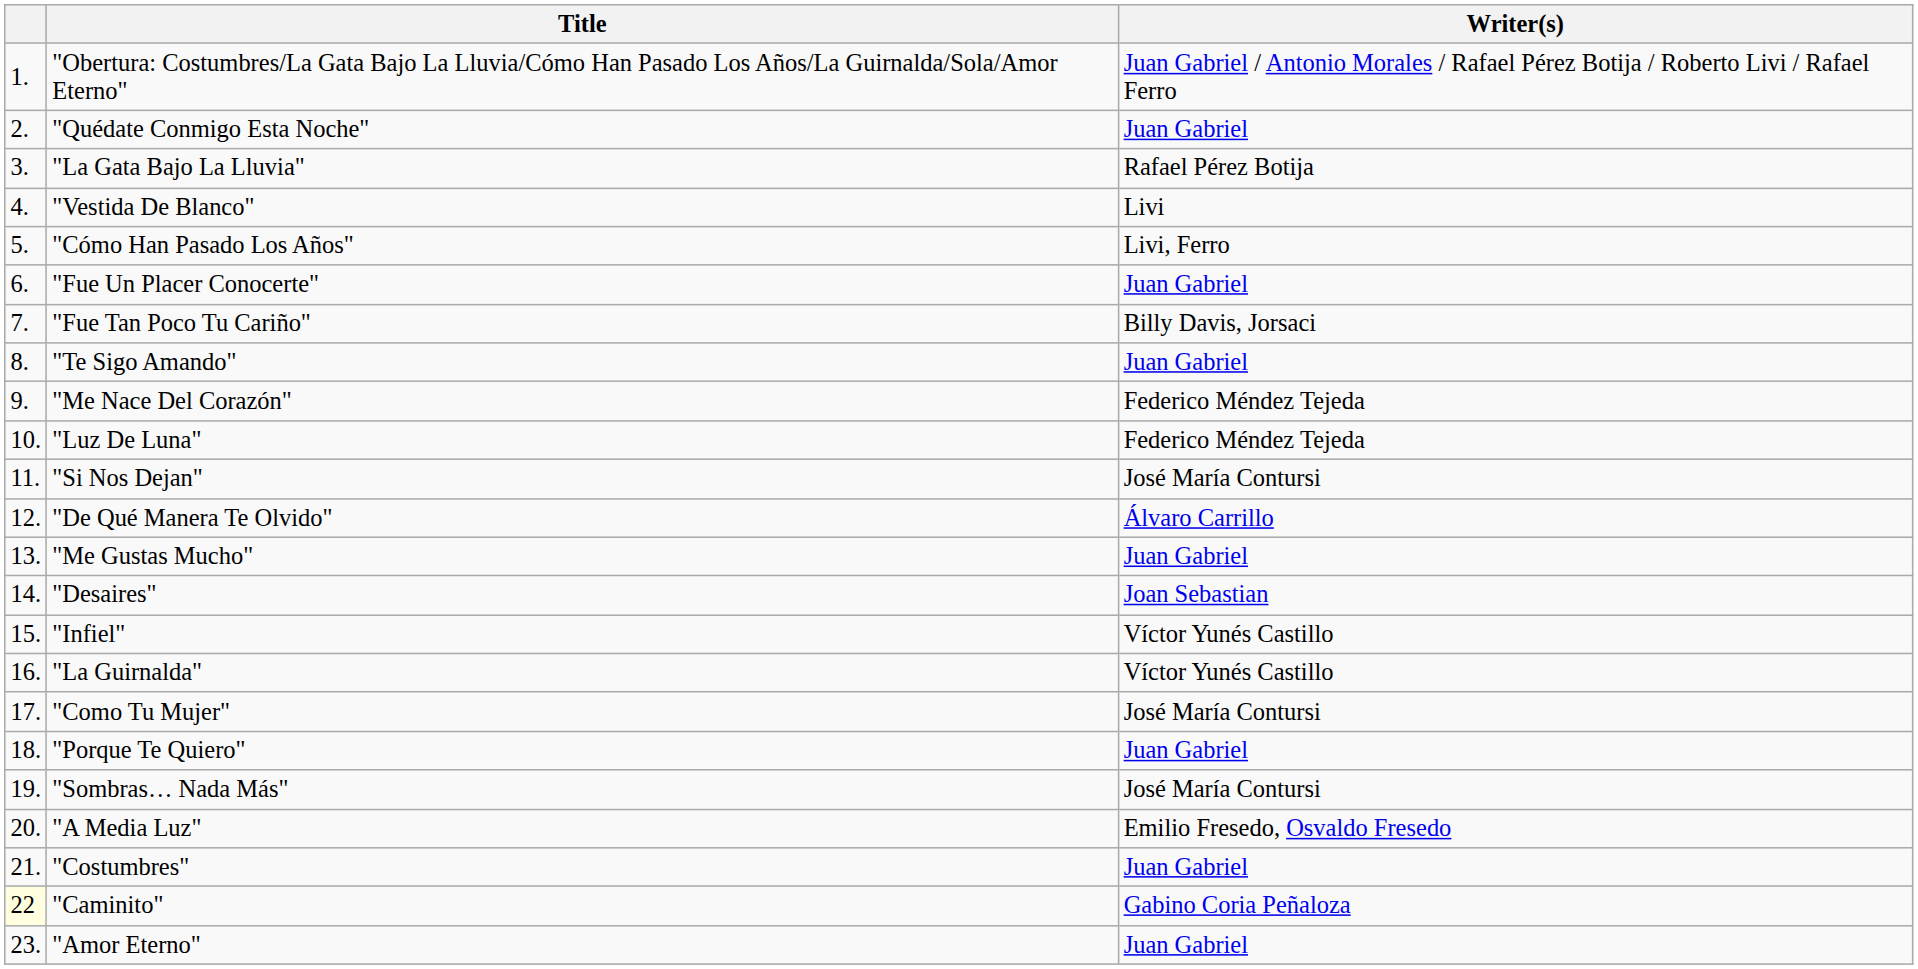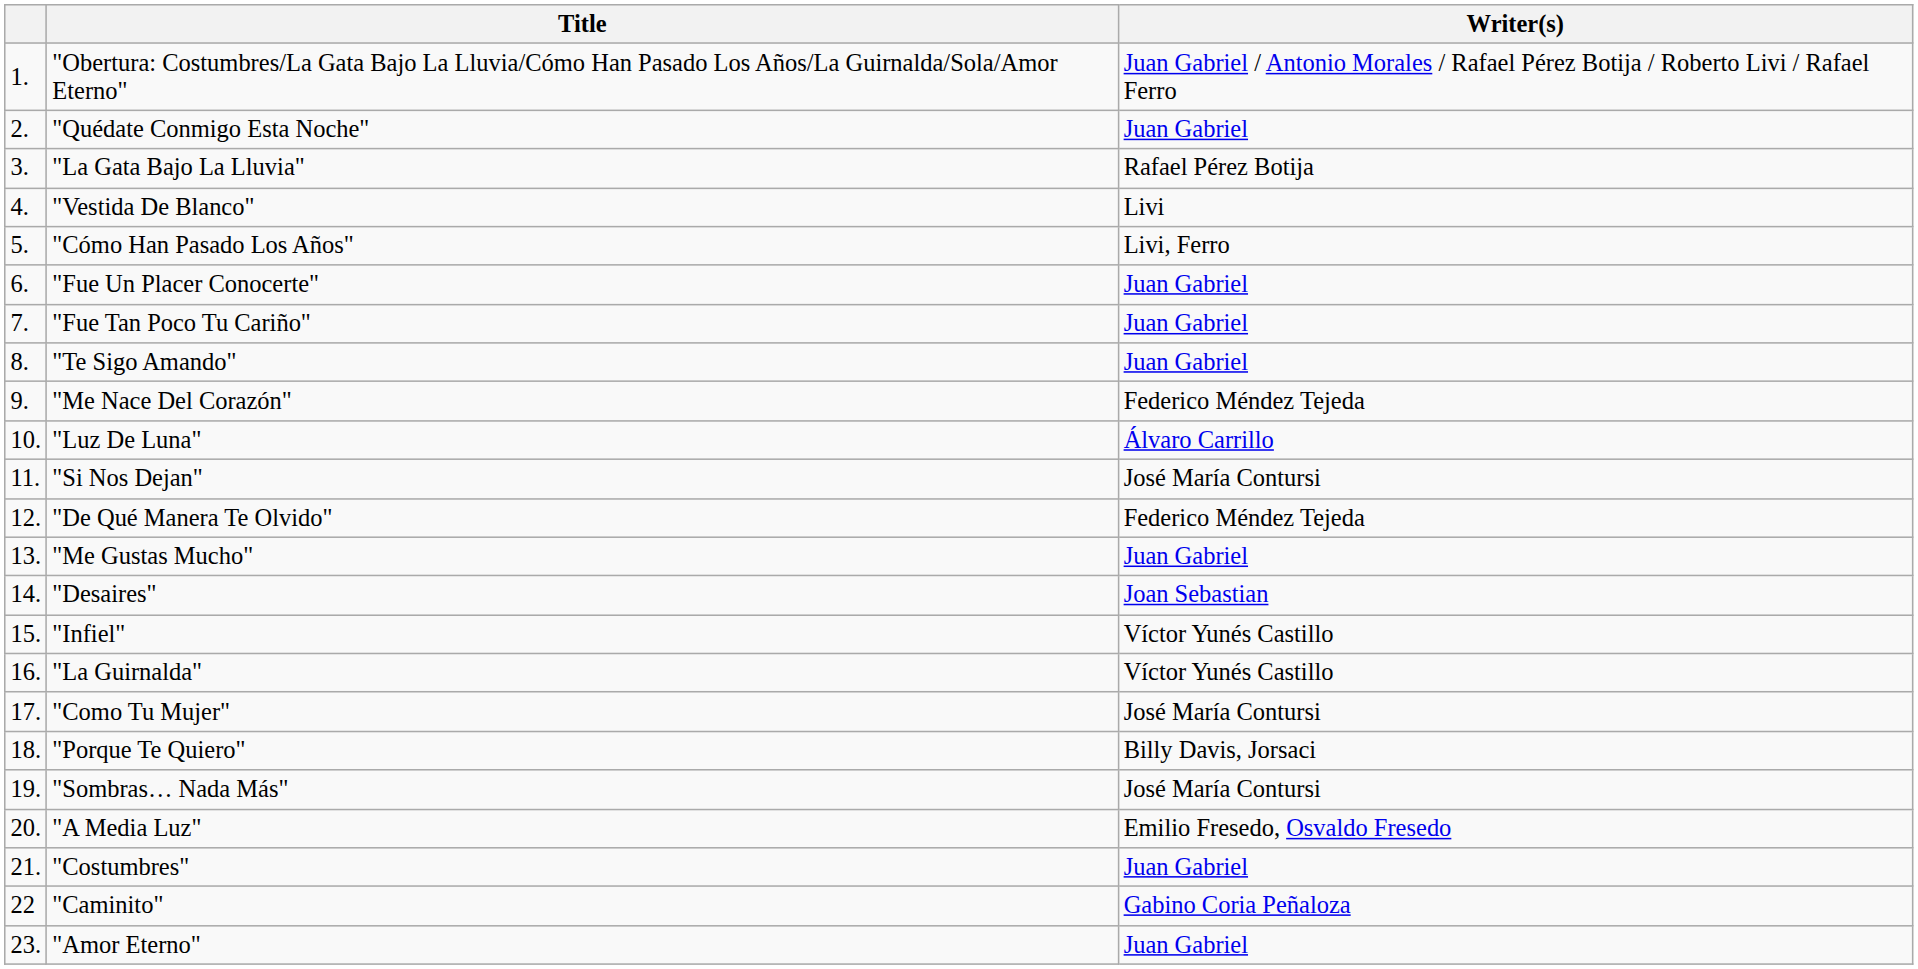(1220, 323) Billy Davis, Jorsaci -> (1186, 323) Juan Gabriel
(1244, 439) Federico Méndez Tejeda -> (1199, 439) Álvaro Carrillo
(1199, 517) Álvaro Carrillo -> (1244, 517) Federico Méndez Tejeda
(1186, 750) Juan Gabriel -> (1220, 750) Billy Davis, Jorsaci
(23, 905) lightyellow background -> (23, 905) no background
